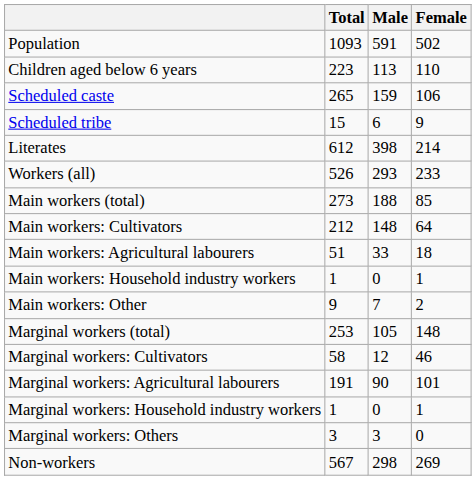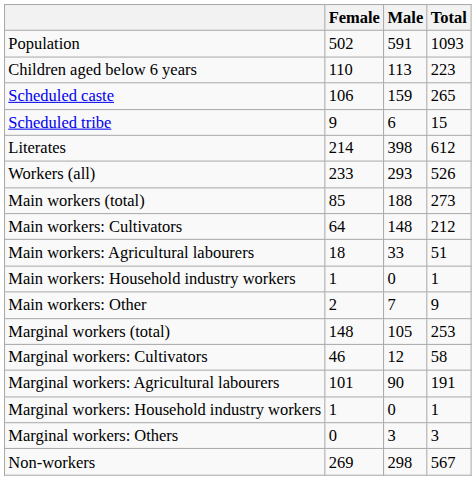columns swapped: (347, 17) <-> (441, 17)
